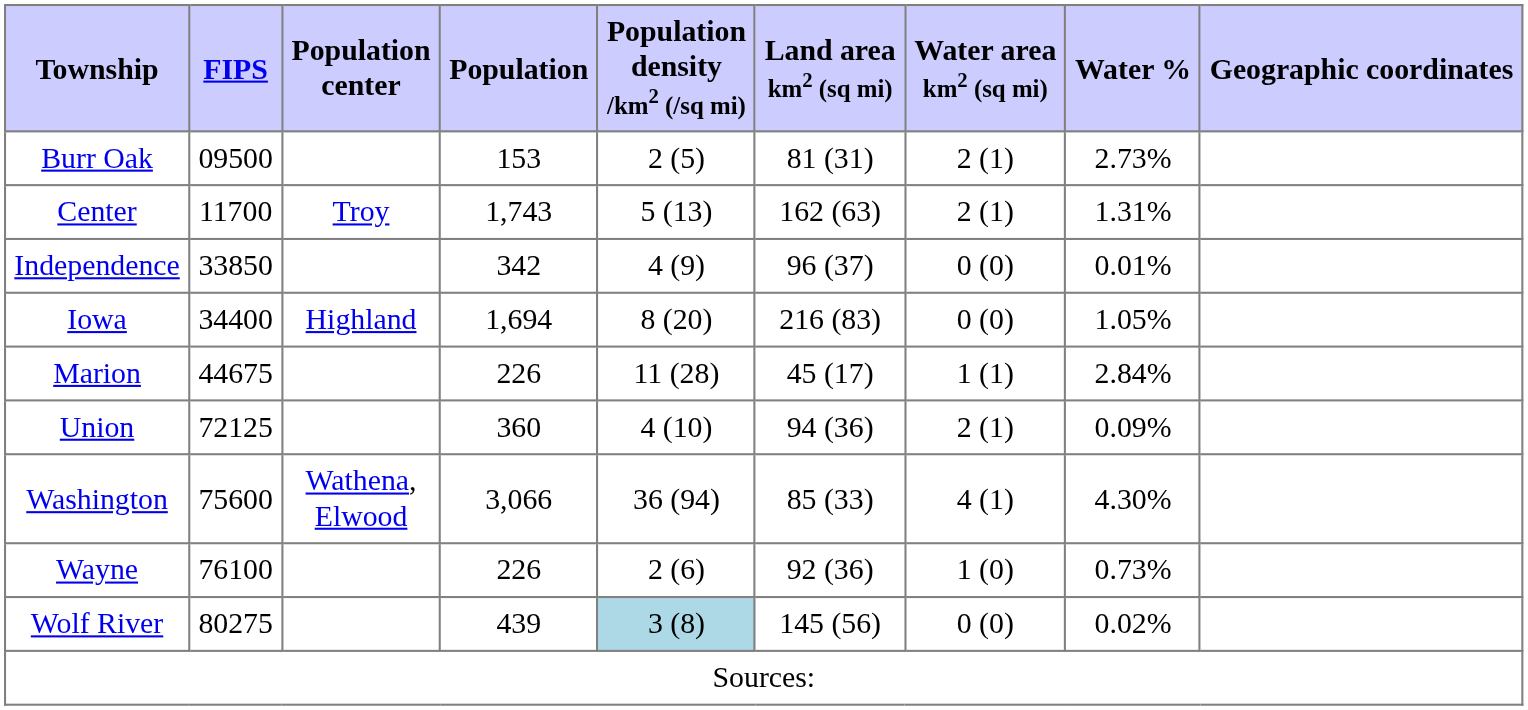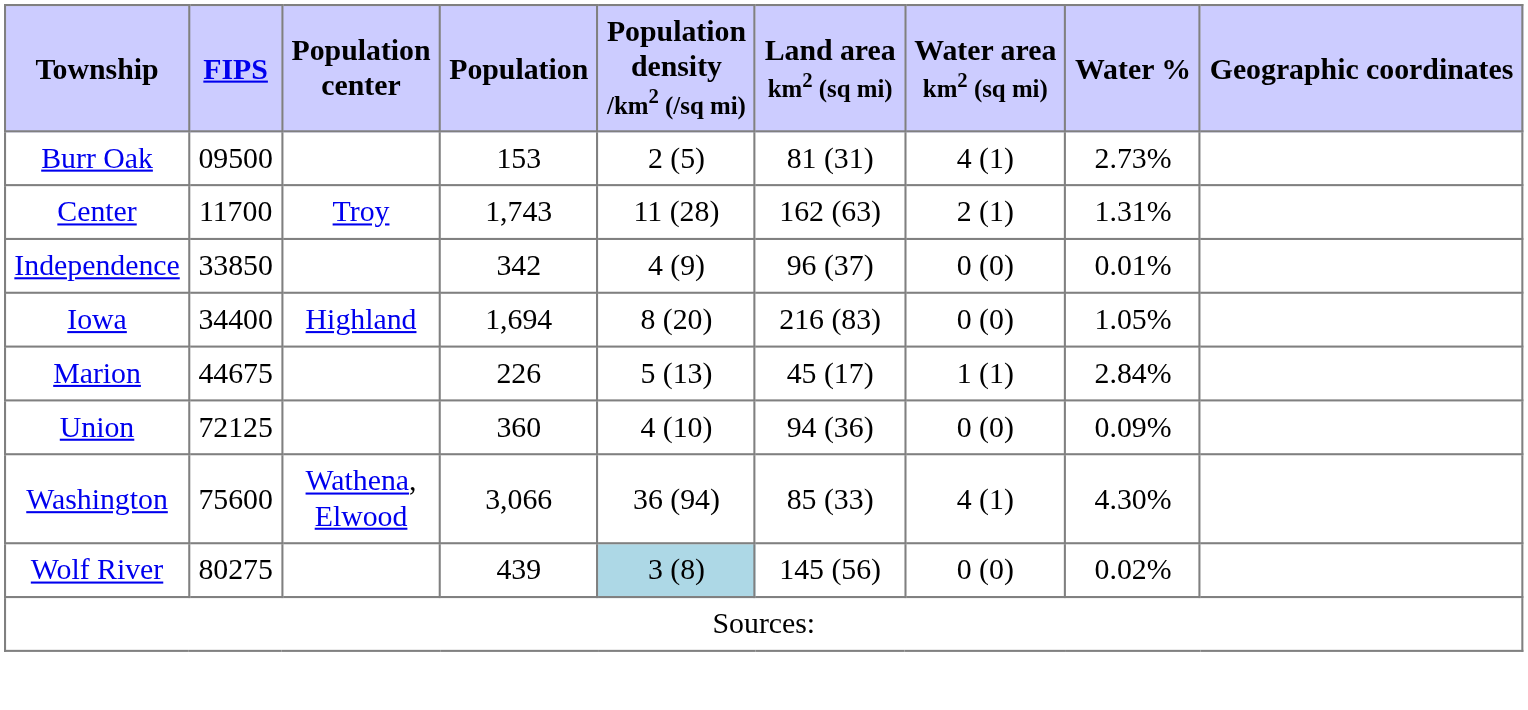(985, 157) 2 (1) -> (985, 157) 4 (1)
(676, 211) 5 (13) -> (676, 211) 11 (28)
(676, 372) 11 (28) -> (676, 372) 5 (13)
(985, 426) 2 (1) -> (985, 426) 0 (0)
- row: (97, 569)
